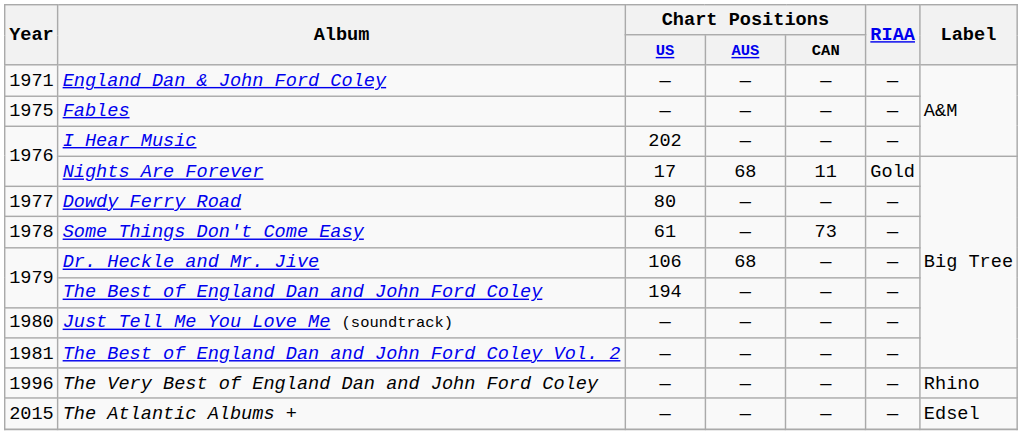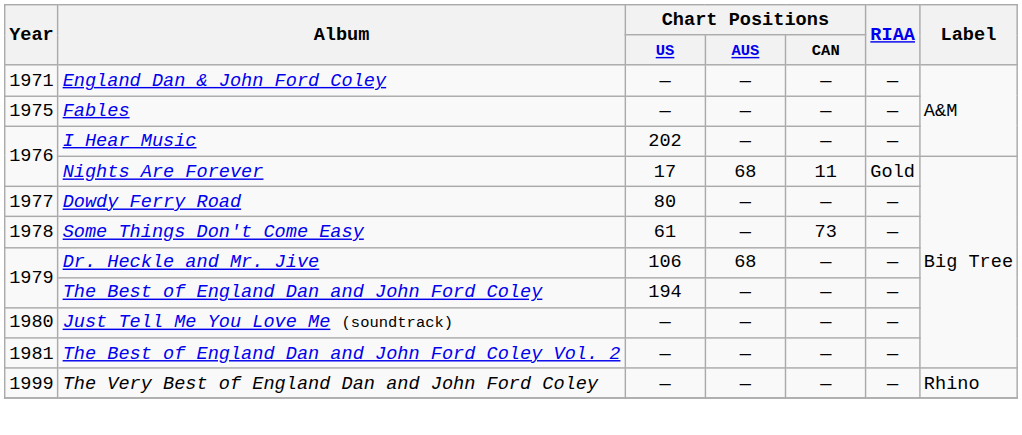(31, 383) 1996 -> (31, 383) 1999
- row: (180, 414)
